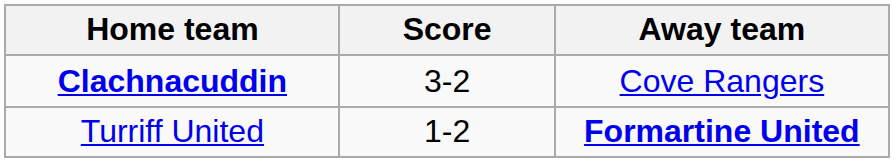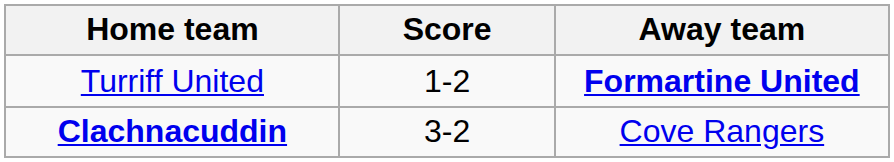rows swapped: (172, 80) <-> (172, 131)
